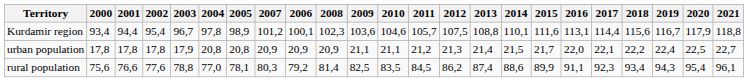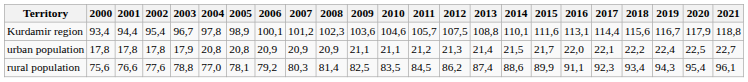columns swapped: (301, 13) <-> (270, 13)
